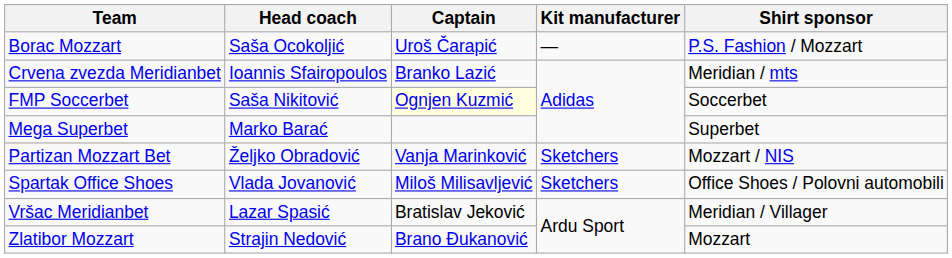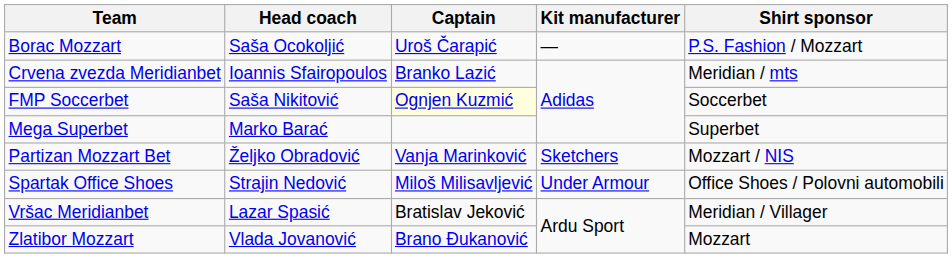(292, 184) Vlada Jovanović -> (288, 184) Strajin Nedović
(579, 184) Sketchers -> (595, 184) Under Armour
(288, 239) Strajin Nedović -> (292, 239) Vlada Jovanović
